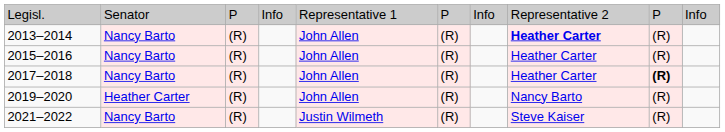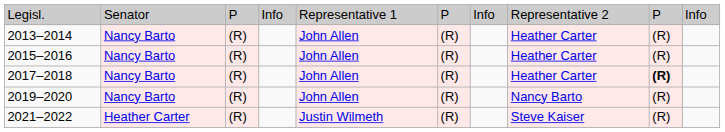(556, 35) bold -> (554, 35) normal
(147, 96) Heather Carter -> (140, 96) Nancy Barto
(140, 117) Nancy Barto -> (147, 117) Heather Carter
